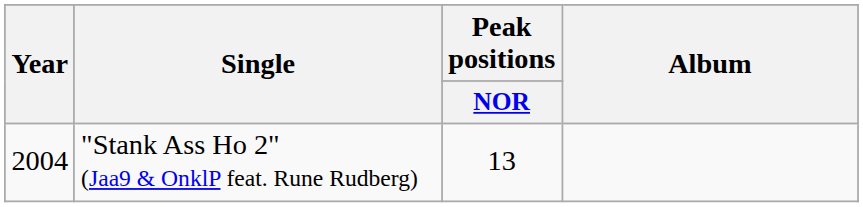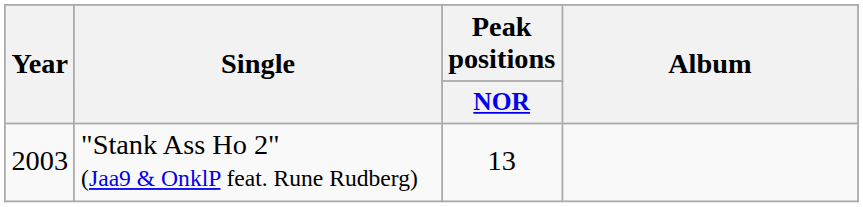(40, 161) 2004 -> (40, 161) 2003
